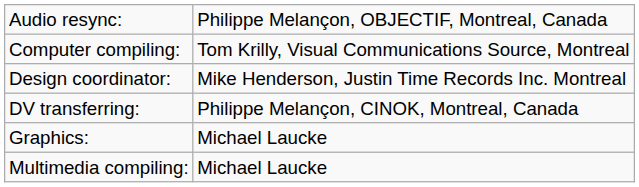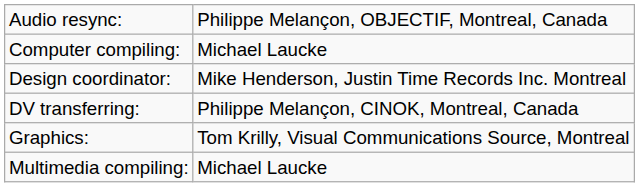(413, 49) Tom Krilly, Visual Communications Source, Montreal -> (262, 49) Michael Laucke
(262, 138) Michael Laucke -> (413, 138) Tom Krilly, Visual Communications Source, Montreal
